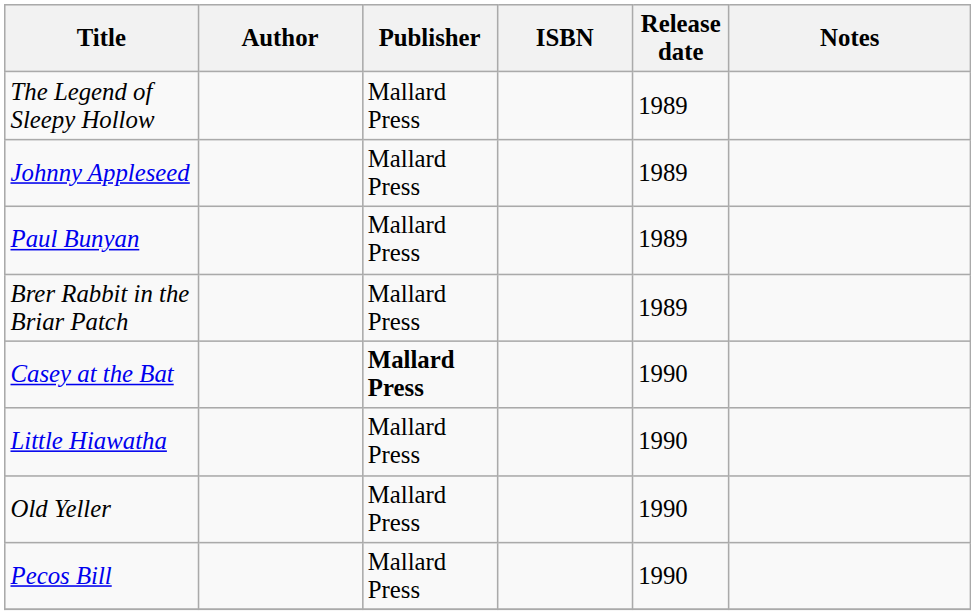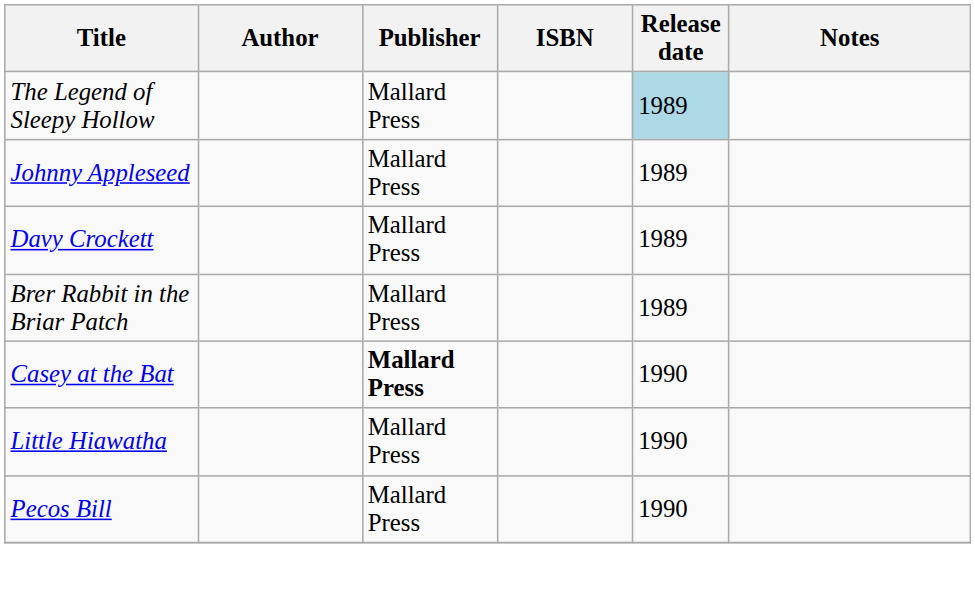(663, 105) no background -> (663, 105) lightblue background
- row: (75, 239)
+ row: (82, 239)
- row: (61, 508)
